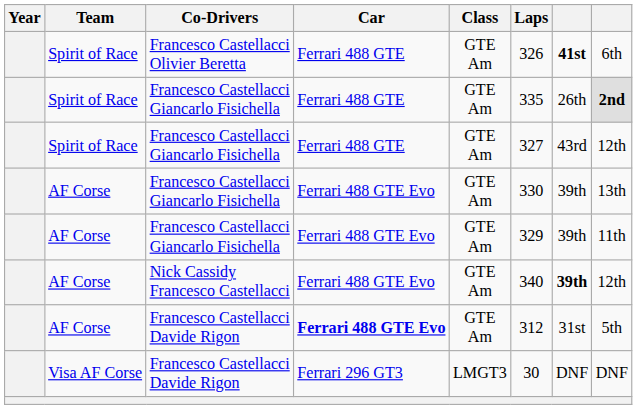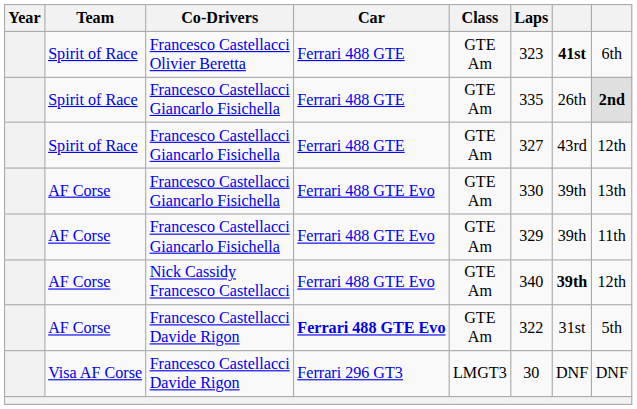(531, 54) 326 -> (531, 54) 323
(531, 328) 312 -> (531, 328) 322
